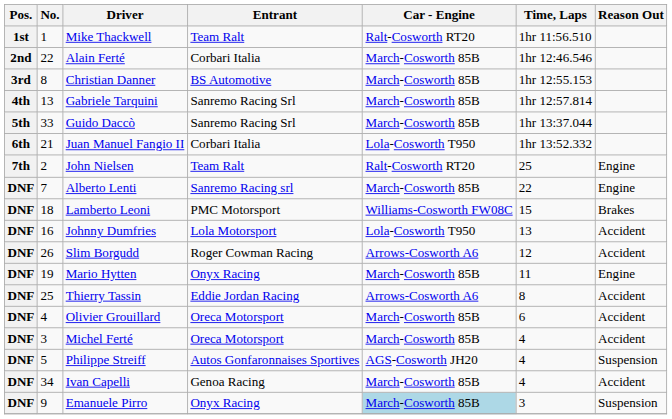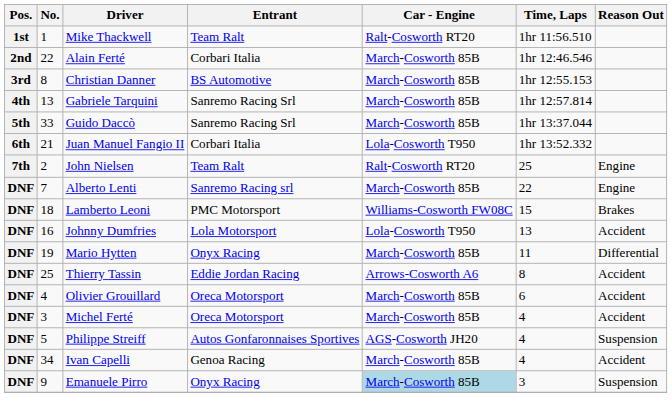- row: (102, 252)
(617, 274) Engine -> (628, 252) Differential
